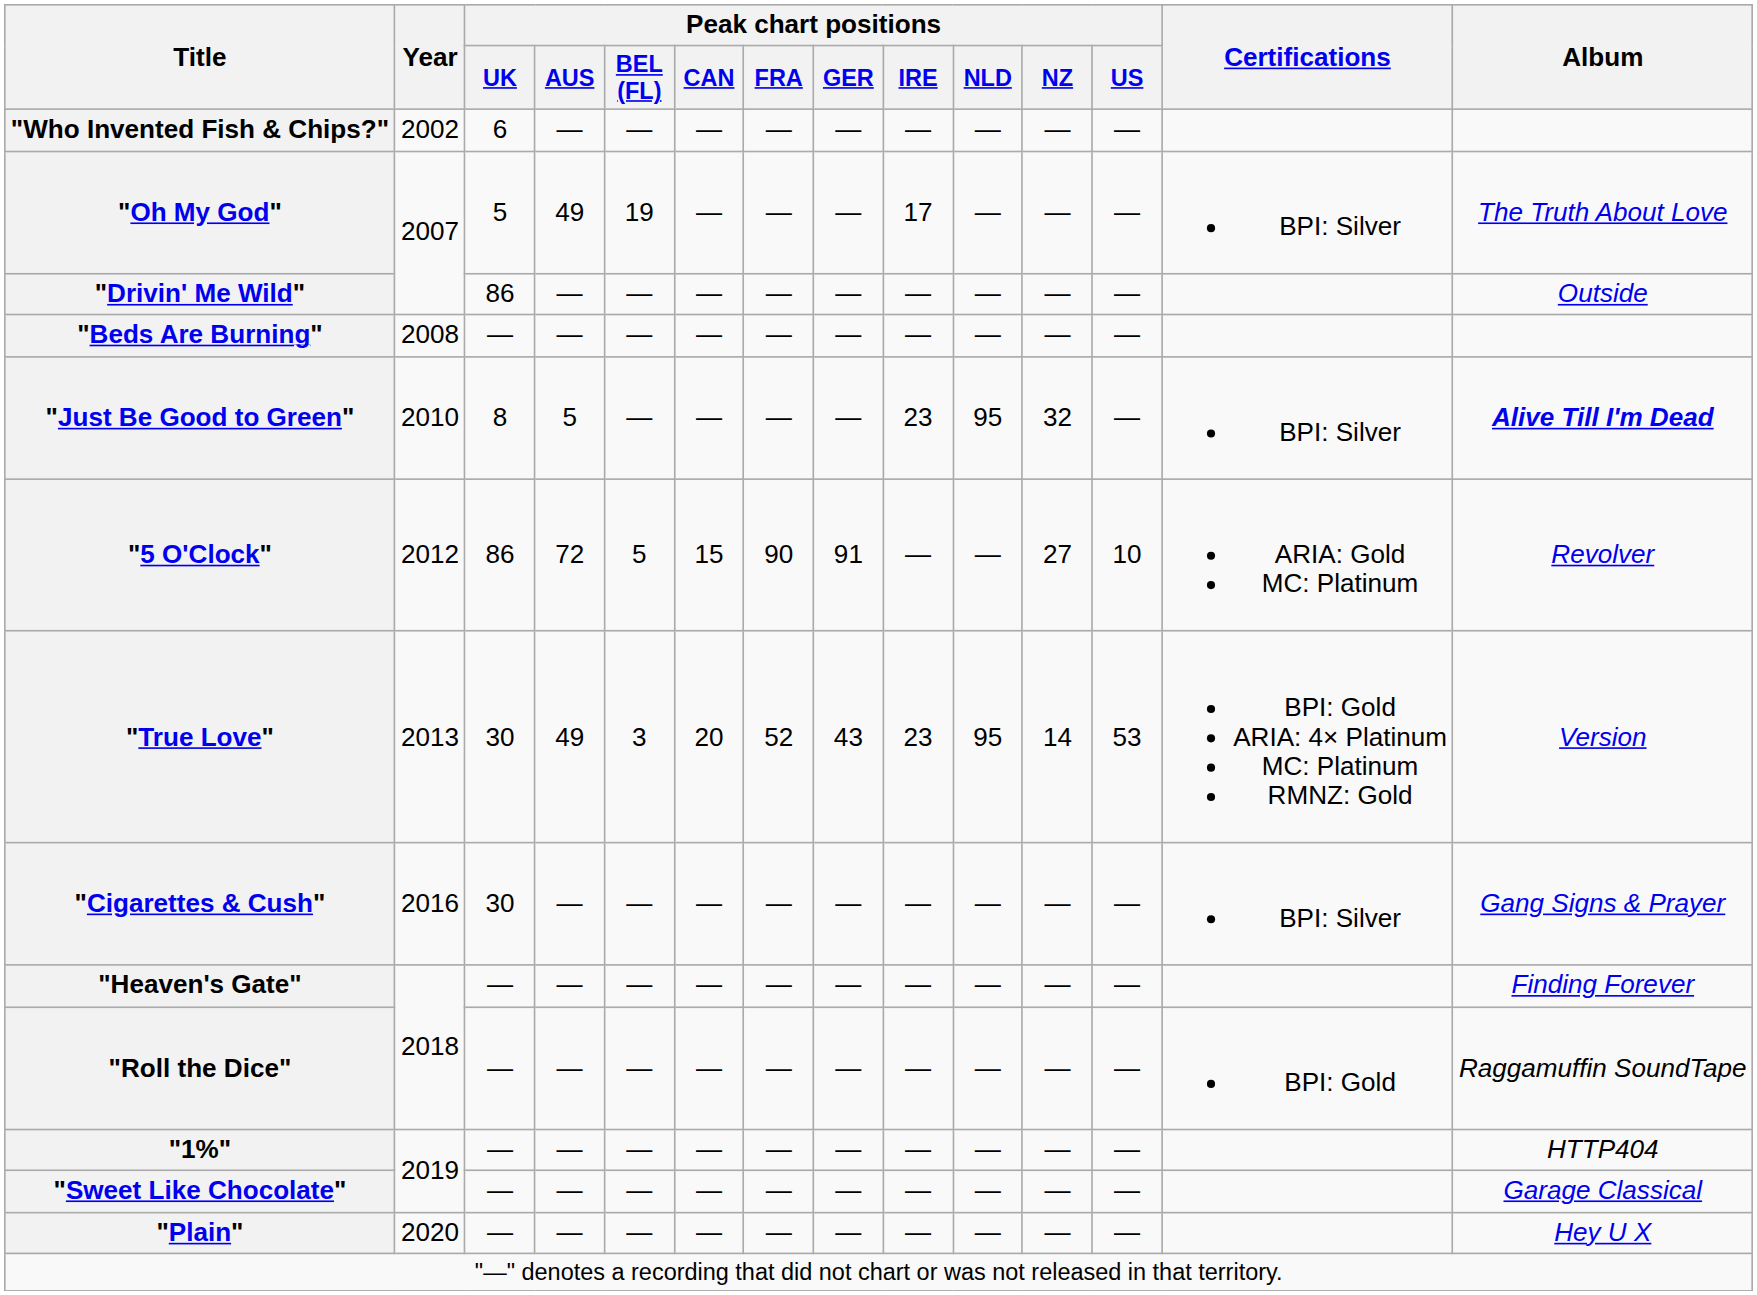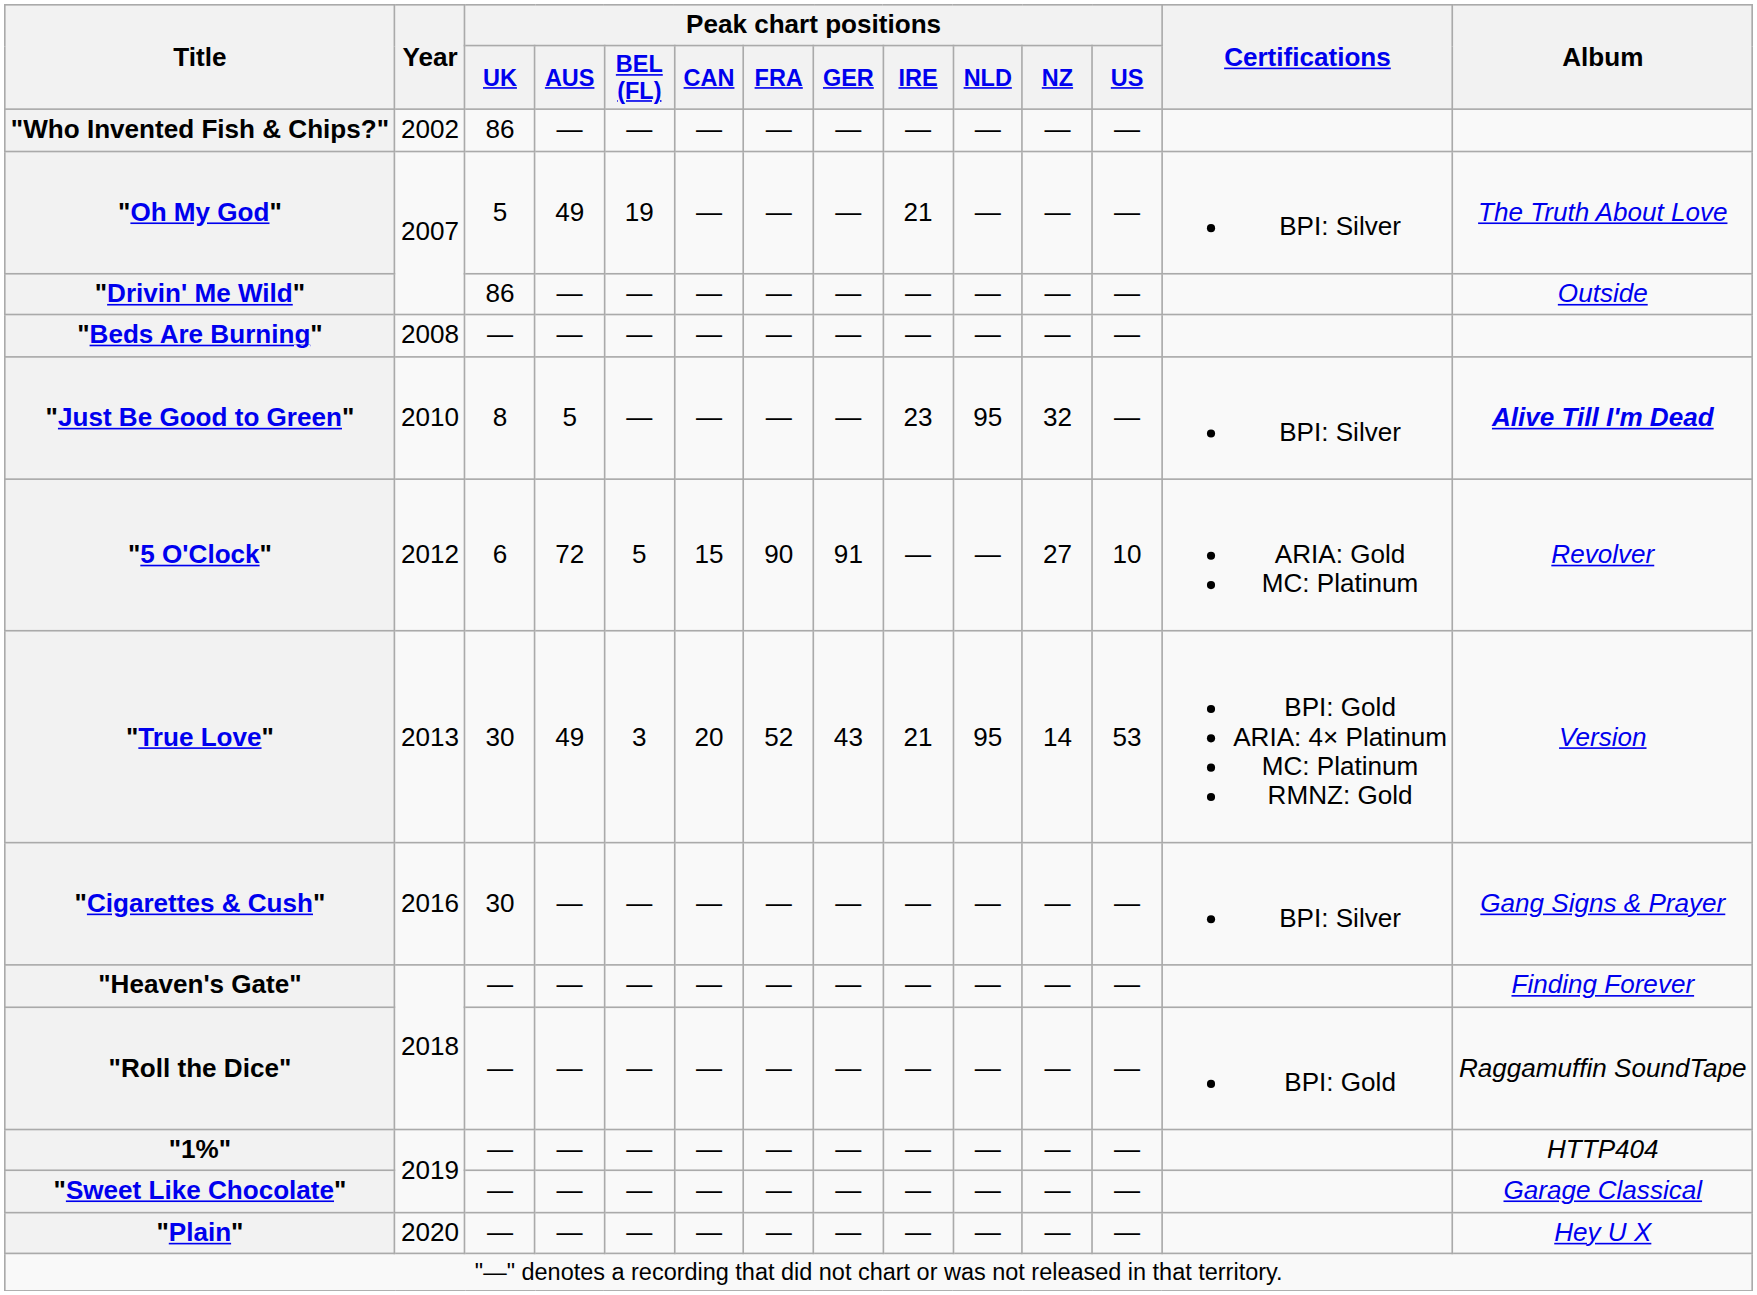(500, 129) 6 -> (500, 129) 86
(918, 211) 17 -> (918, 211) 21
(500, 554) 86 -> (500, 554) 6
(918, 736) 23 -> (918, 736) 21
